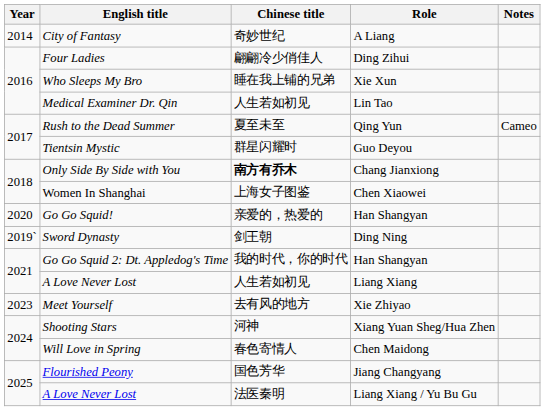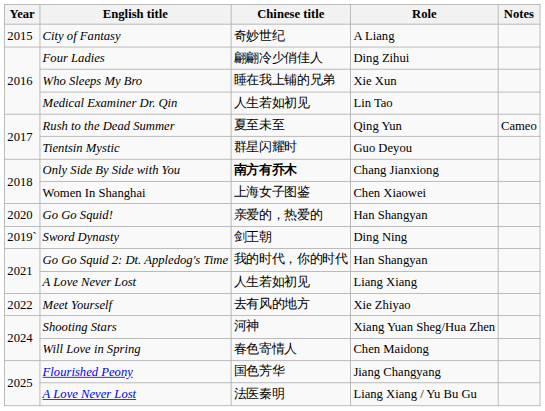(20, 35) 2014 -> (20, 35) 2015
(20, 304) 2023 -> (20, 304) 2022
